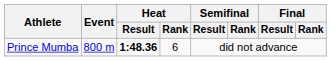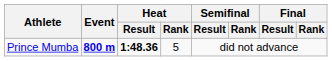(99, 48) normal -> (99, 48) bold
(175, 48) 6 -> (176, 48) 5
